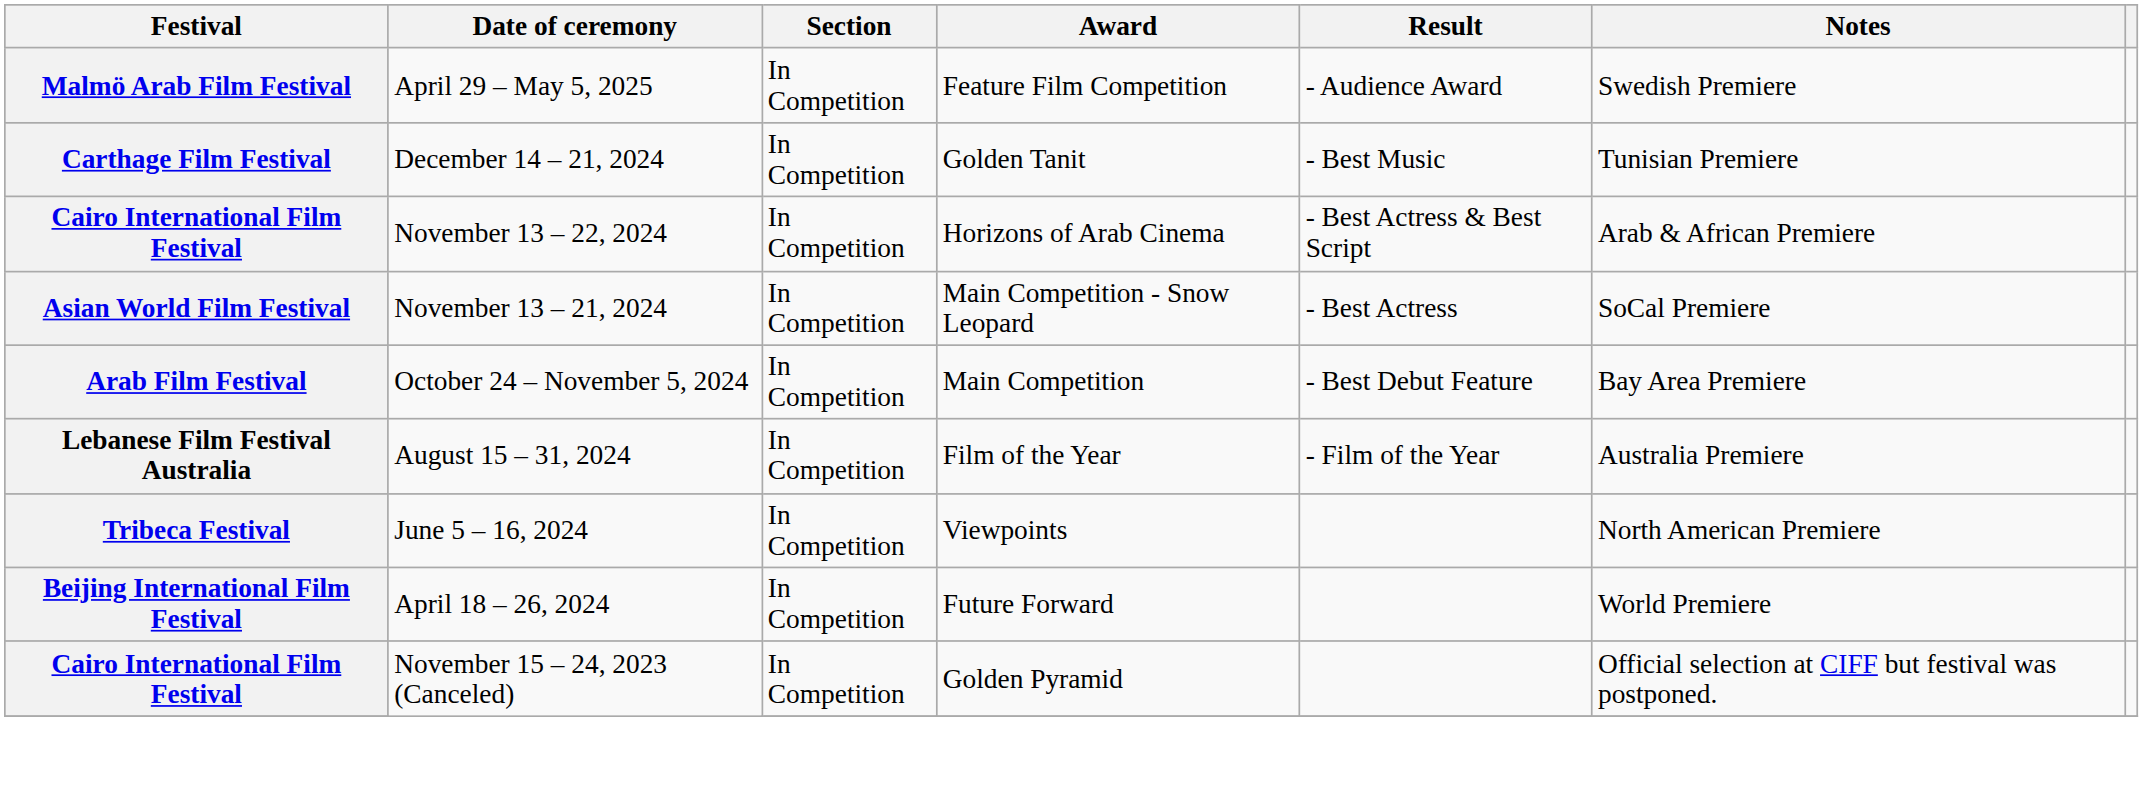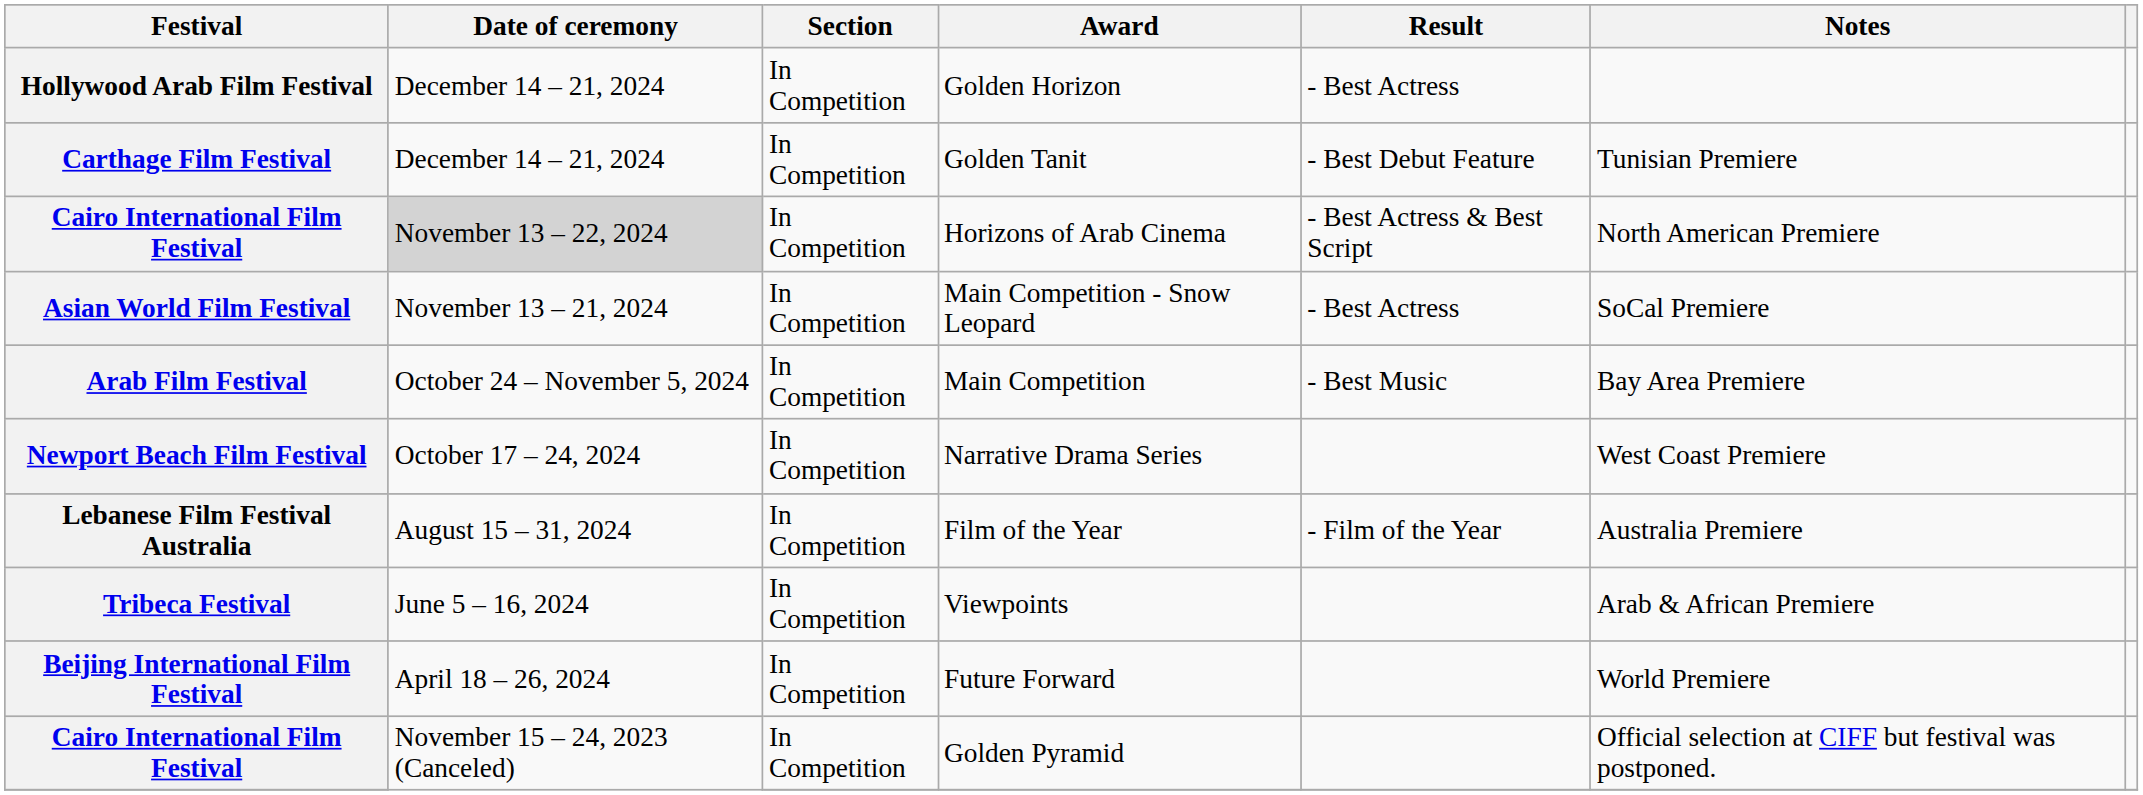- row: (196, 84)
+ row: (197, 84)
(1376, 159) - Best Music -> (1421, 159) - Best Debut Feature
(531, 233) no background -> (531, 233) lightgrey background
(1737, 233) Arab & African Premiere -> (1738, 233) North American Premiere
(1419, 381) - Best Debut Feature -> (1377, 381) - Best Music
+ row: (197, 455)
(1739, 530) North American Premiere -> (1736, 604) Arab & African Premiere
